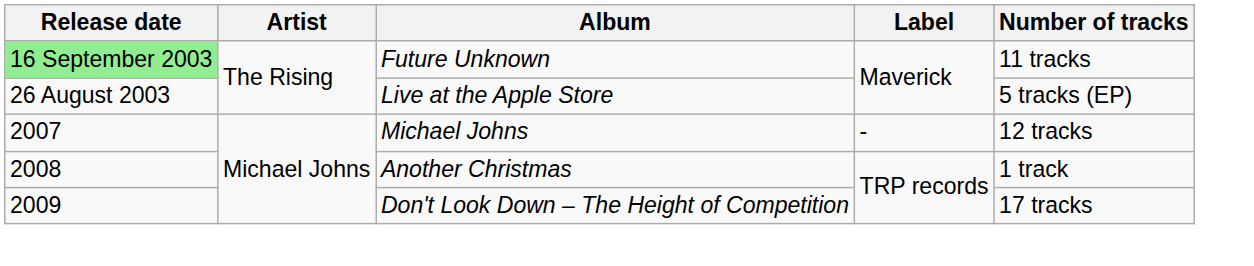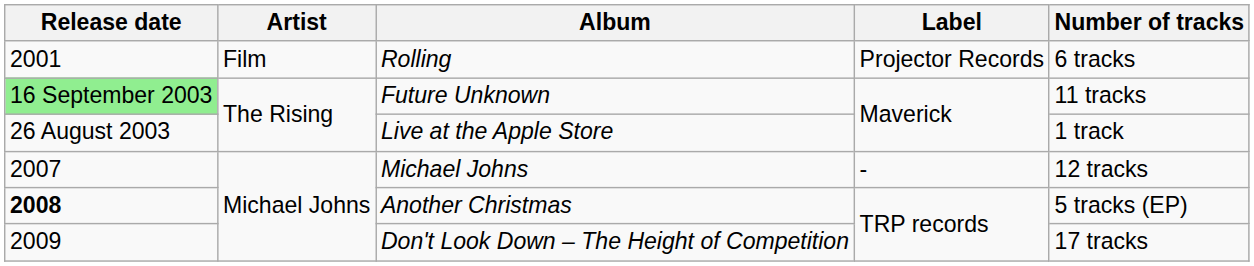+ row: (416, 59)
(1066, 95) 5 tracks (EP) -> (1089, 132) 1 track
(36, 168) normal -> (36, 205) bold
(1034, 168) 1 track -> (1121, 205) 5 tracks (EP)
